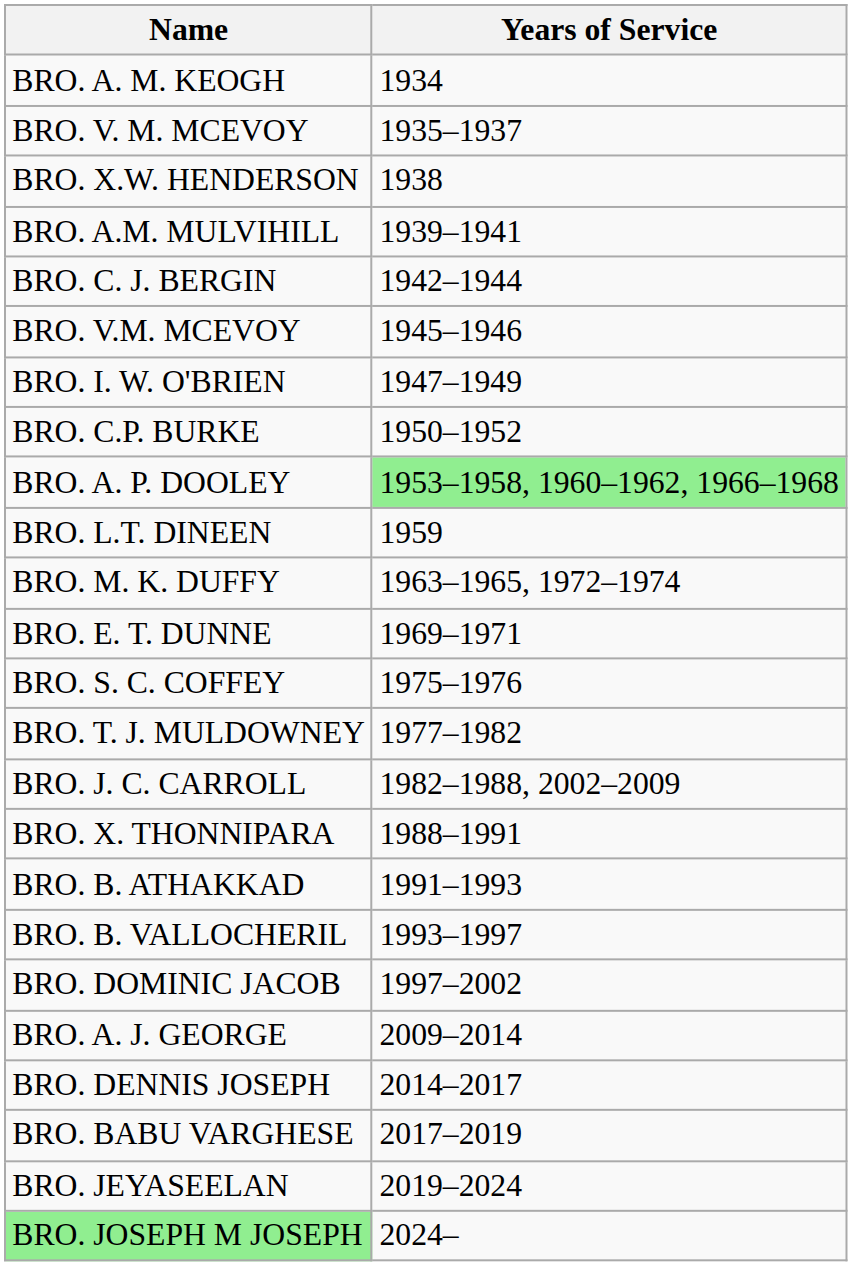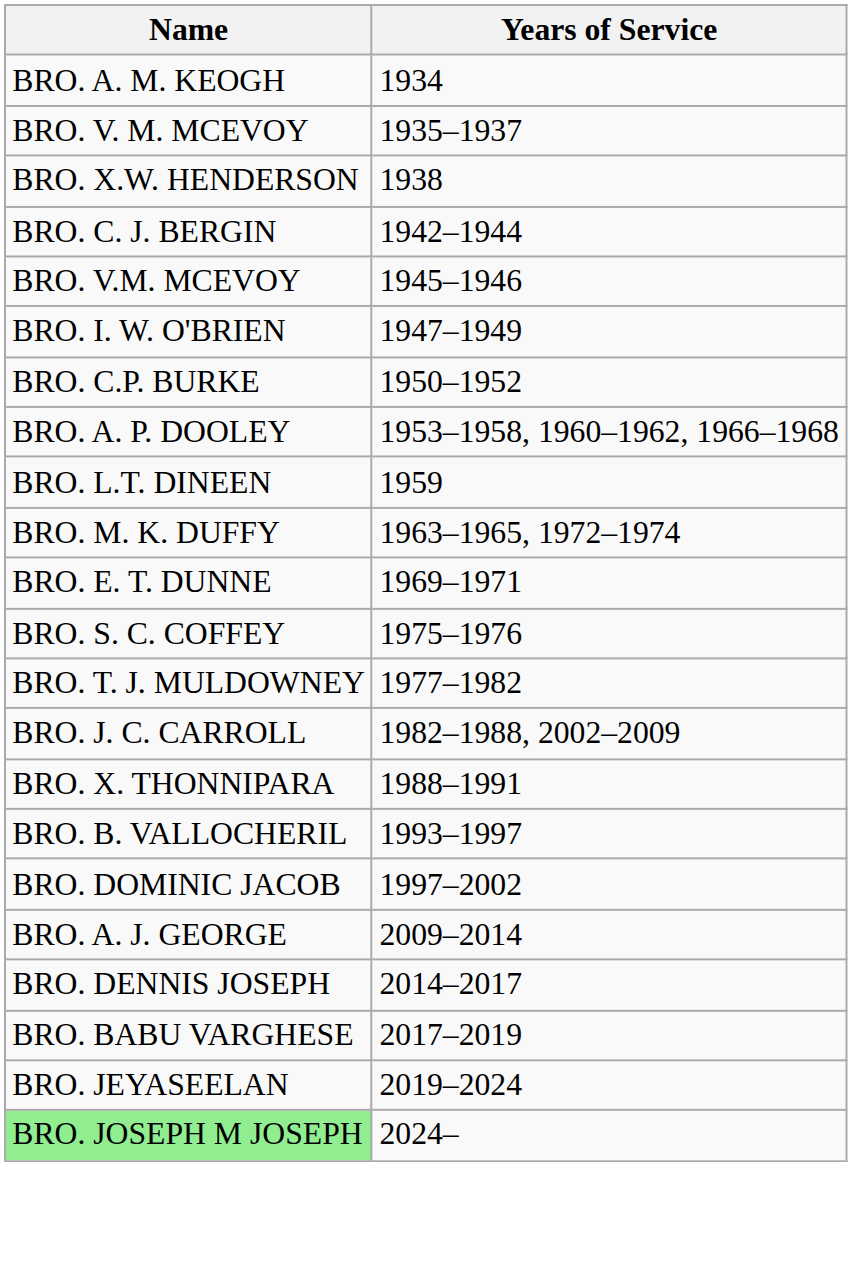- row: (176, 230)
(609, 481) lightgreen background -> (609, 431) no background
- row: (158, 883)
